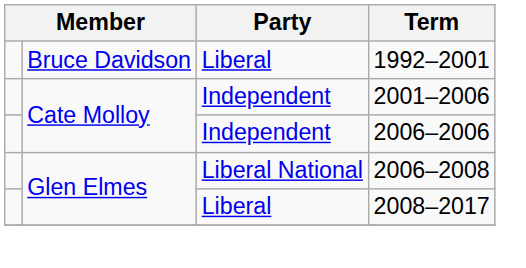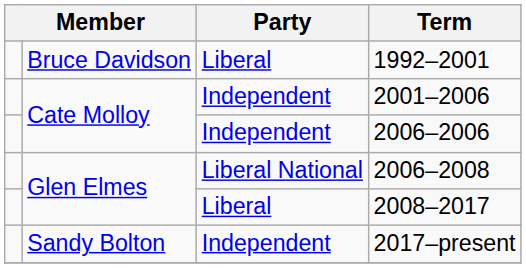+ row: (445, 243)
